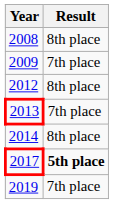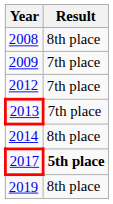(74, 86) 8th place -> (74, 86) 7th place
(74, 186) 7th place -> (74, 186) 8th place
